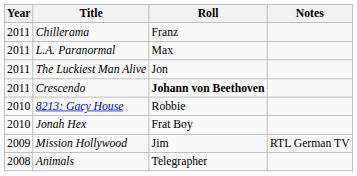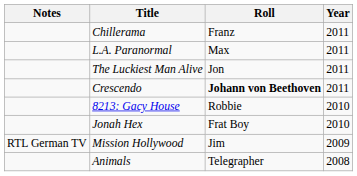columns swapped: (19, 13) <-> (310, 13)
